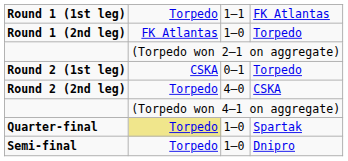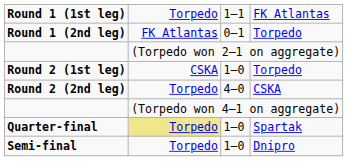(234, 33) 1–0 -> (234, 33) 0–1
(234, 70) 0–1 -> (234, 70) 1–0
